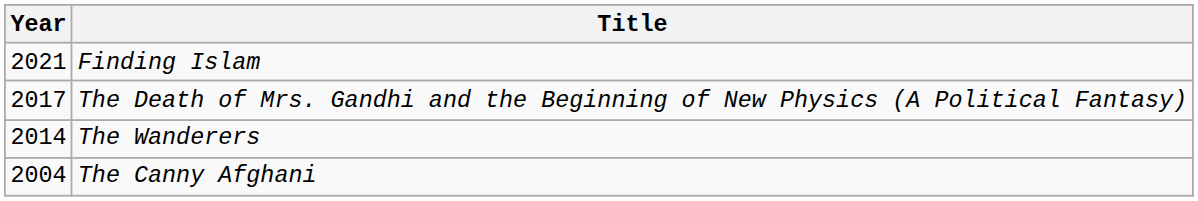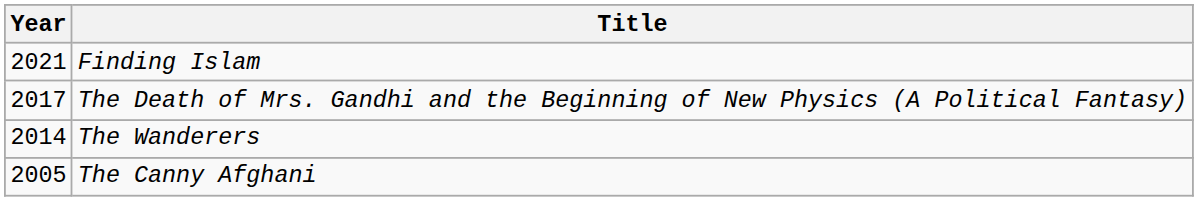(39, 177) 2004 -> (39, 177) 2005
